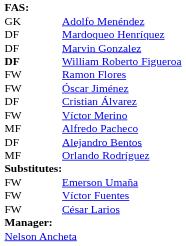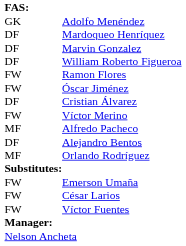(12, 61) bold -> (12, 61) normal
rows swapped: (96, 195) <-> (91, 209)
